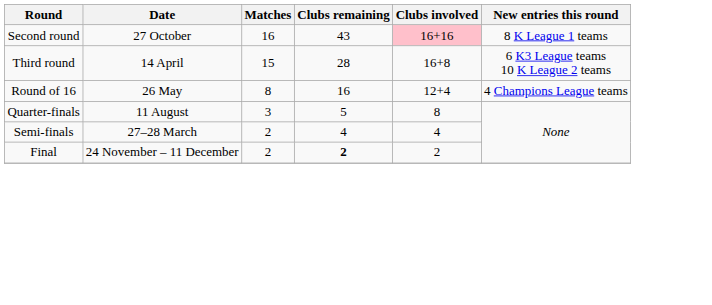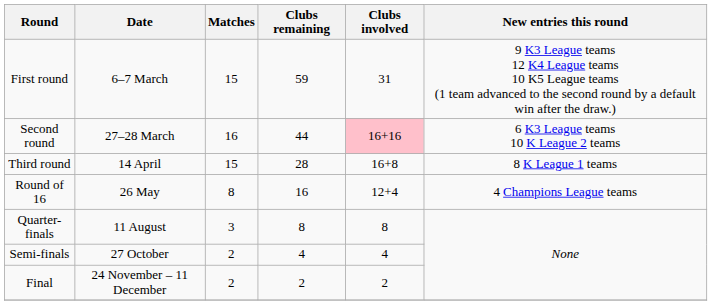+ row: (39, 79)
(162, 35) 27 October -> (140, 136) 27–28 March
(344, 35) 43 -> (302, 136) 44
(556, 35) 8 K League 1 teams -> (565, 136) 6 K3 League teams 10 K League 2 teams
(556, 63) 6 K3 League teams 10 K League 2 teams -> (565, 163) 8 K League 1 teams
(344, 111) 5 -> (302, 226) 8
(162, 132) 27–28 March -> (140, 254) 27 October
(344, 152) bold -> (302, 282) normal
